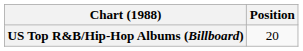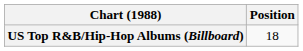(272, 35) 20 -> (272, 35) 18
